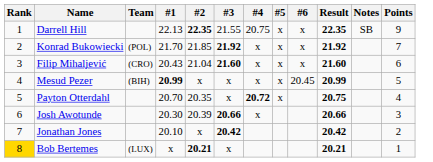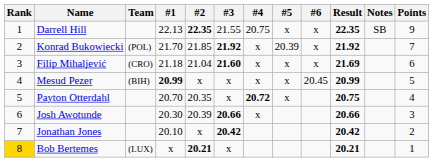(280, 47) x -> (287, 47) 20.39
(171, 64) 20.43 -> (171, 64) 21.18
(334, 64) 21.60 -> (347, 64) 21.69
